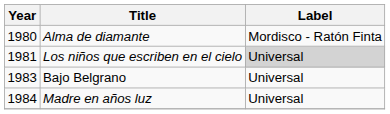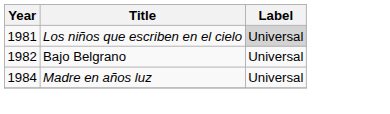- row: (96, 36)
(22, 78) 1983 -> (22, 57) 1982
